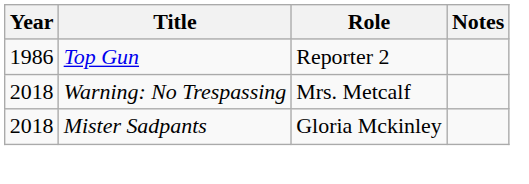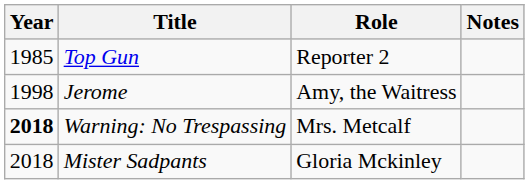(32, 56) 1986 -> (32, 56) 1985
+ row: (96, 91)
(32, 91) normal -> (32, 126) bold
